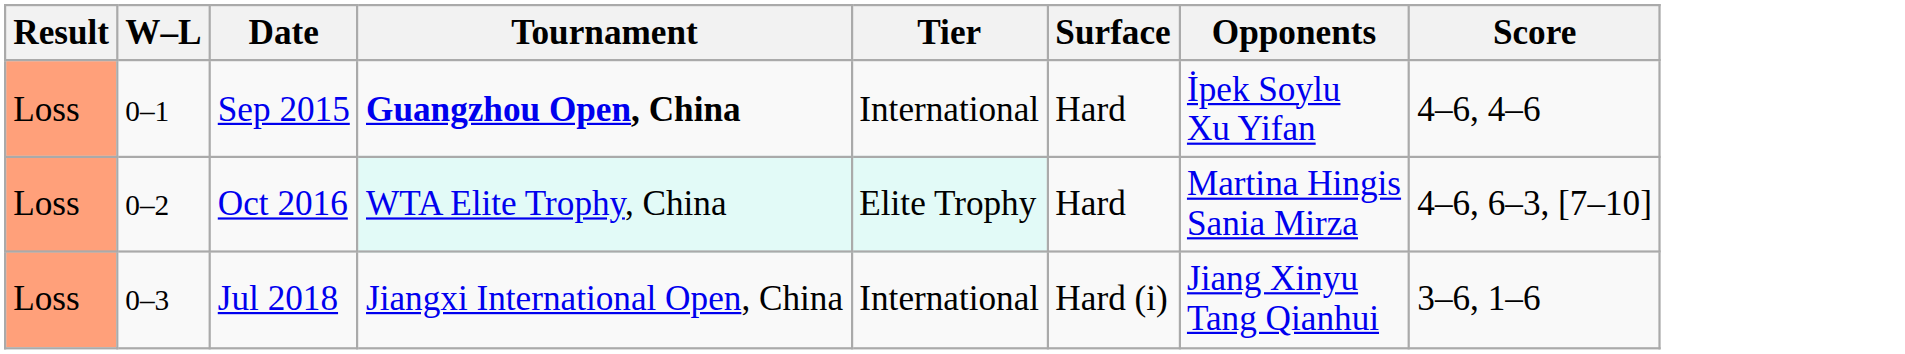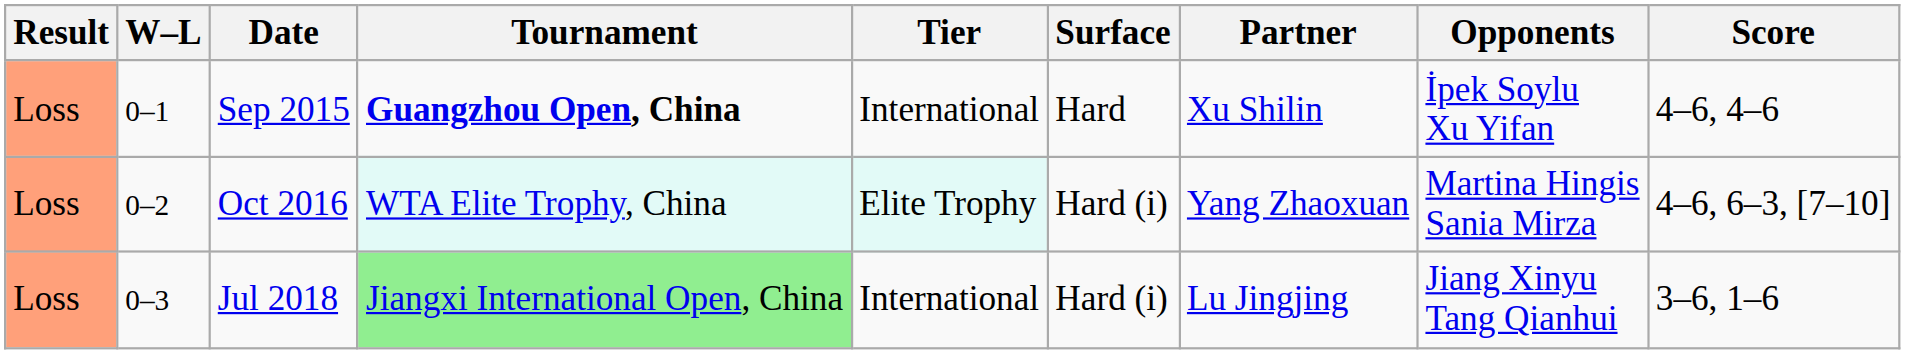+ column: (1298, 32)
(1091, 203) Hard -> (1112, 203) Hard (i)
(605, 298) no background -> (605, 298) lightgreen background
